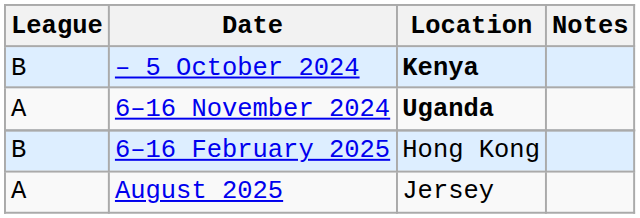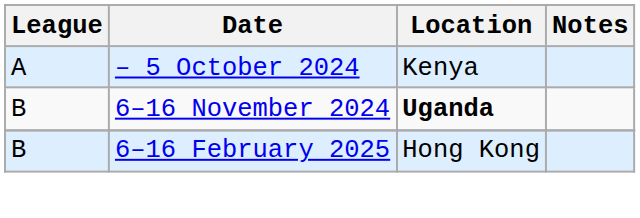(19, 67) B -> (19, 67) A
(441, 67) bold -> (441, 67) normal
(19, 109) A -> (19, 109) B
- row: (199, 192)
